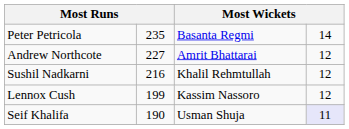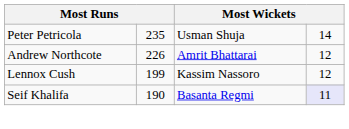(215, 34) Basanta Regmi -> (211, 34) Usman Shuja
(155, 54) 227 -> (155, 54) 226
- row: (48, 74)
(211, 114) Usman Shuja -> (215, 94) Basanta Regmi
